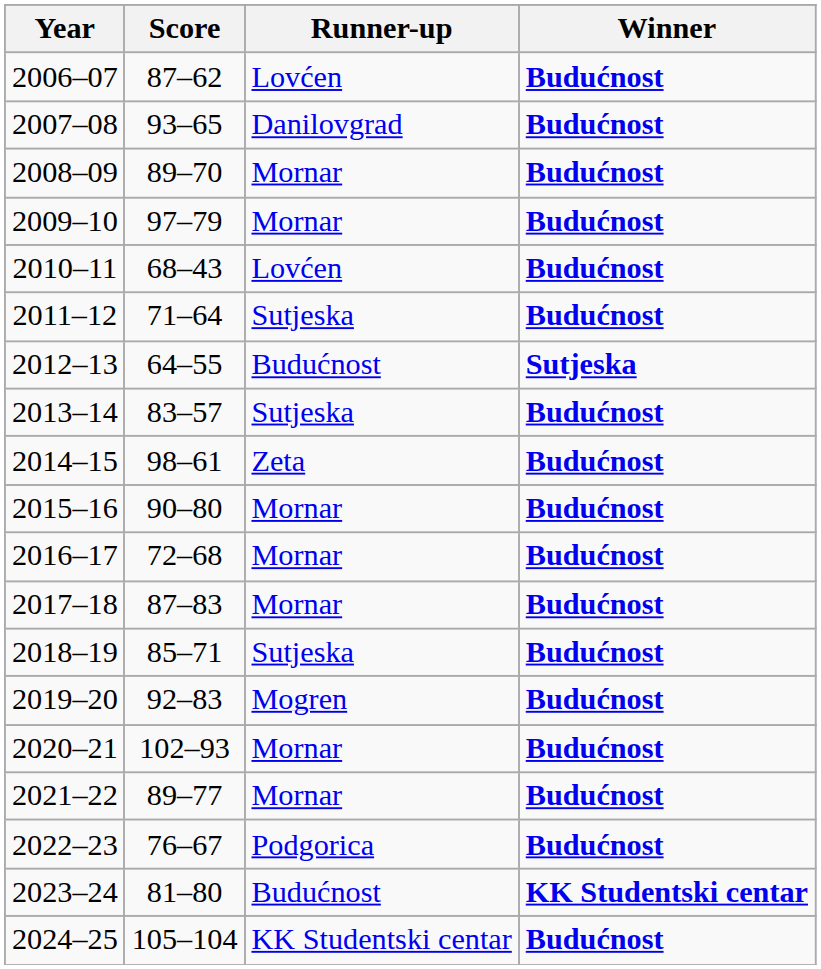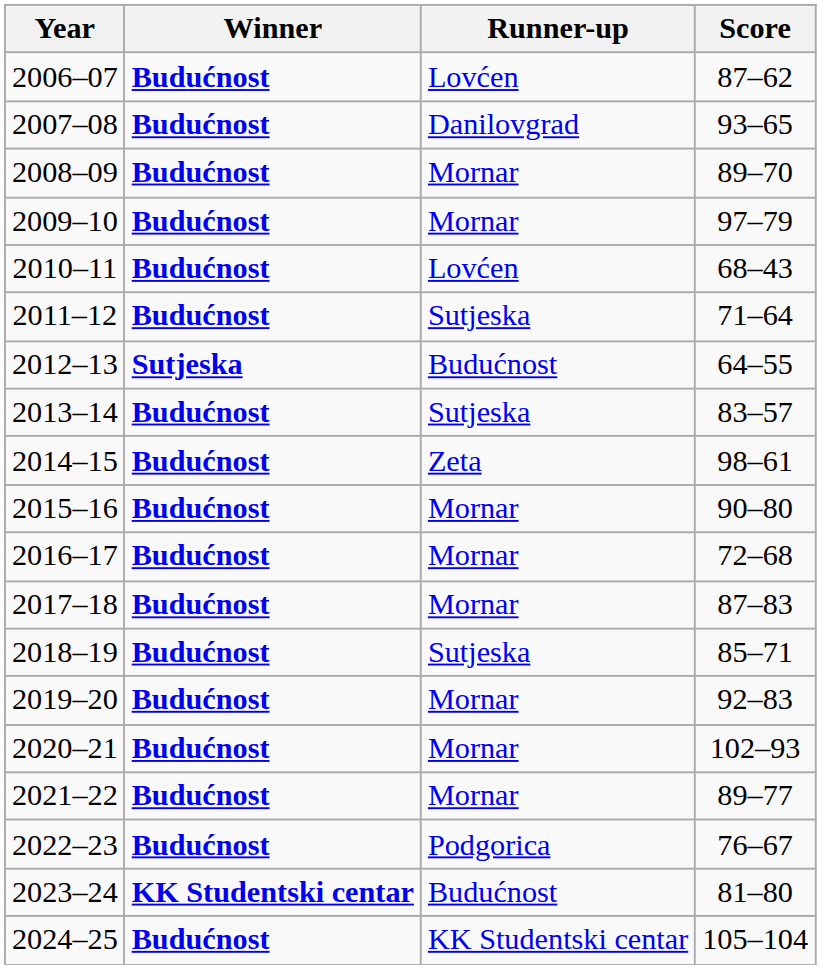columns swapped: (667, 28) <-> (185, 28)
(299, 699) Mogren -> (473, 699) Mornar
